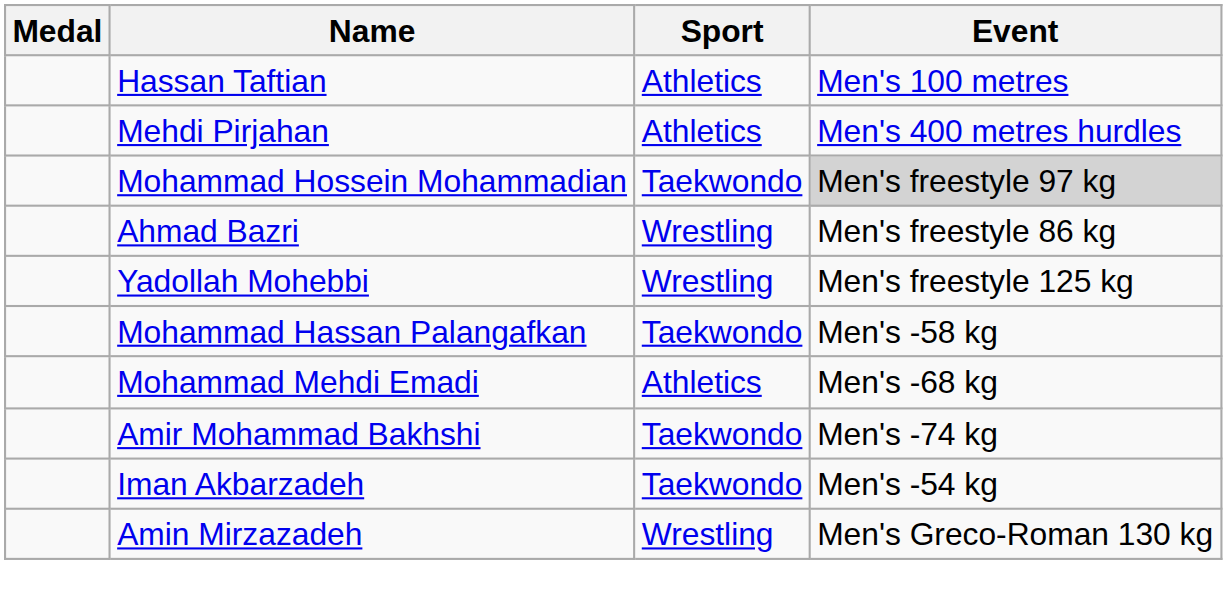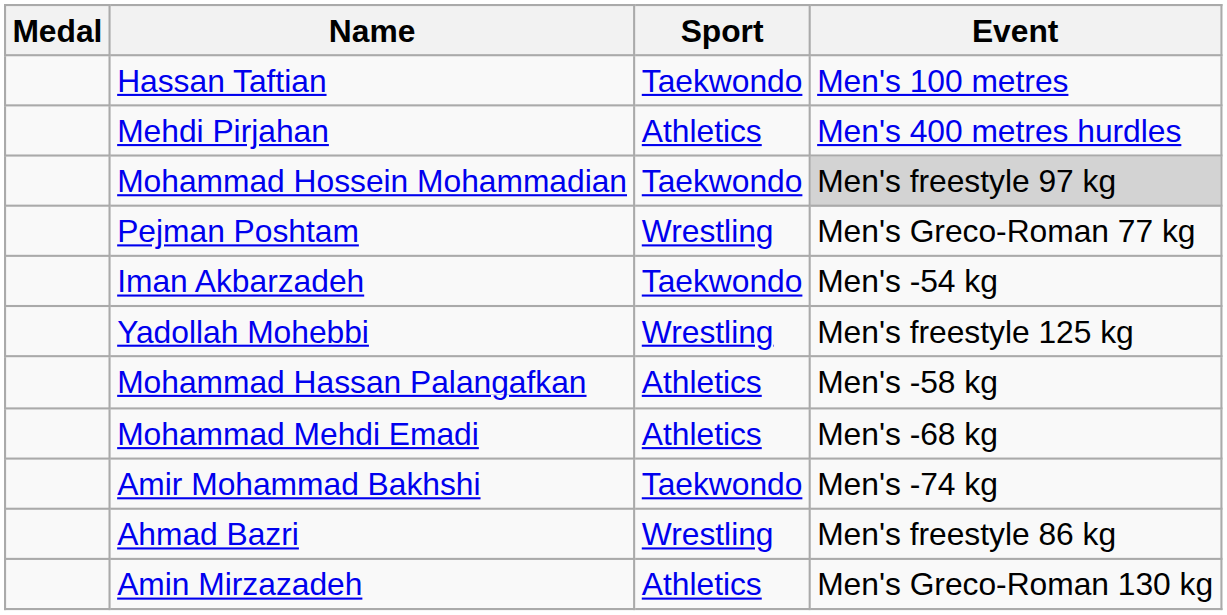(702, 81) Athletics -> (722, 81) Taekwondo
+ row: (238, 232)
rows swapped: (241, 483) <-> (208, 232)
(722, 332) Taekwondo -> (702, 382) Athletics
(708, 533) Wrestling -> (702, 584) Athletics
